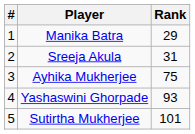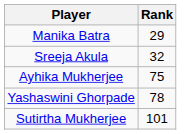- column: (11, 14)
(170, 56) 31 -> (157, 56) 32
(170, 98) 93 -> (157, 98) 78
